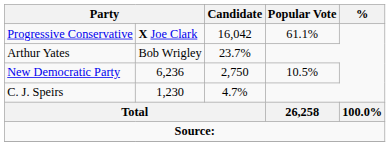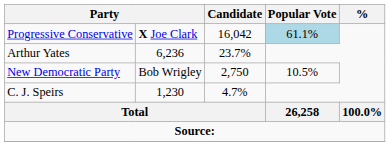(302, 33) no background -> (302, 33) lightblue background
(170, 53) Bob Wrigley -> (170, 53) 6,236
(170, 72) 6,236 -> (170, 72) Bob Wrigley
